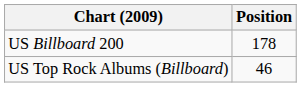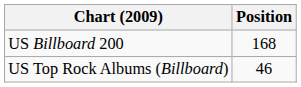(264, 43) 178 -> (264, 43) 168
